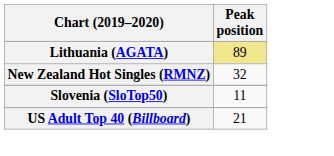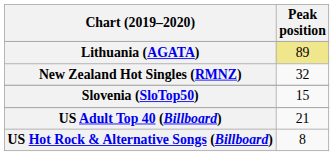(240, 96) 11 -> (303, 96) 15
+ row: (140, 140)
